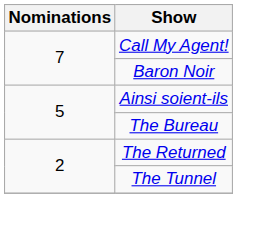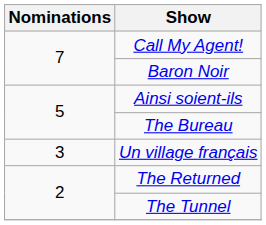+ row: (188, 152)
